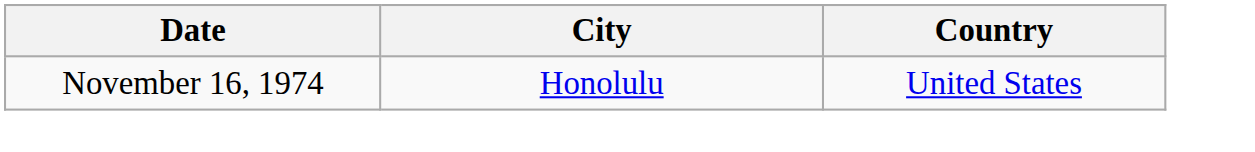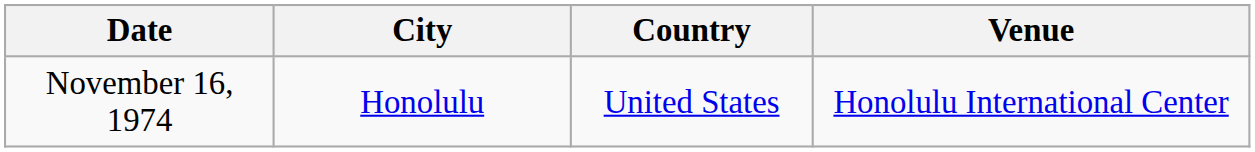+ column: (1031, 30)
